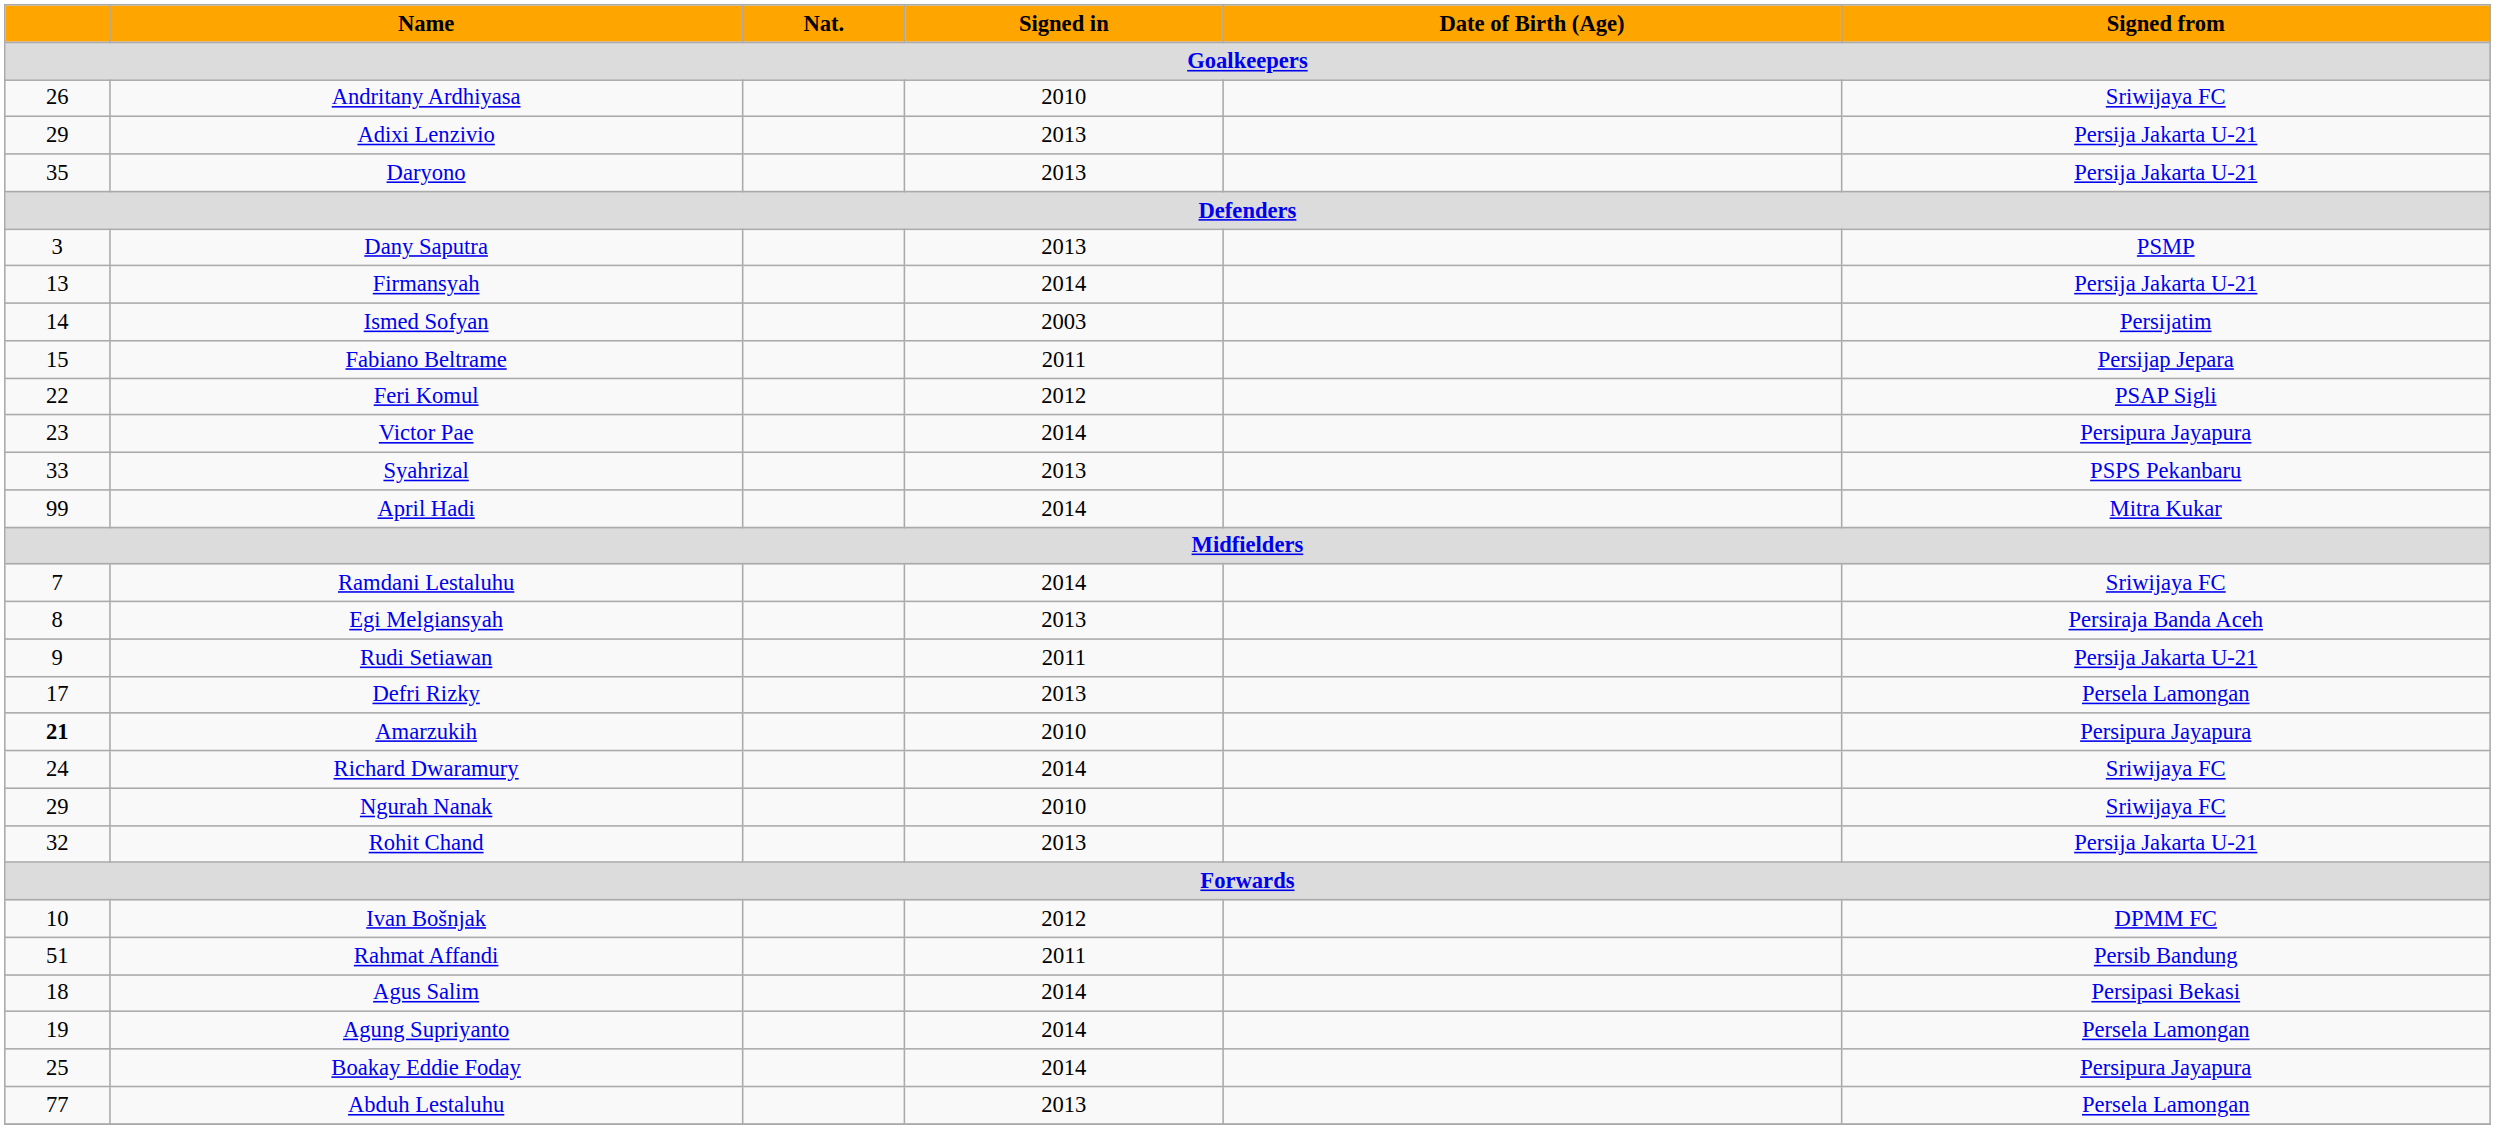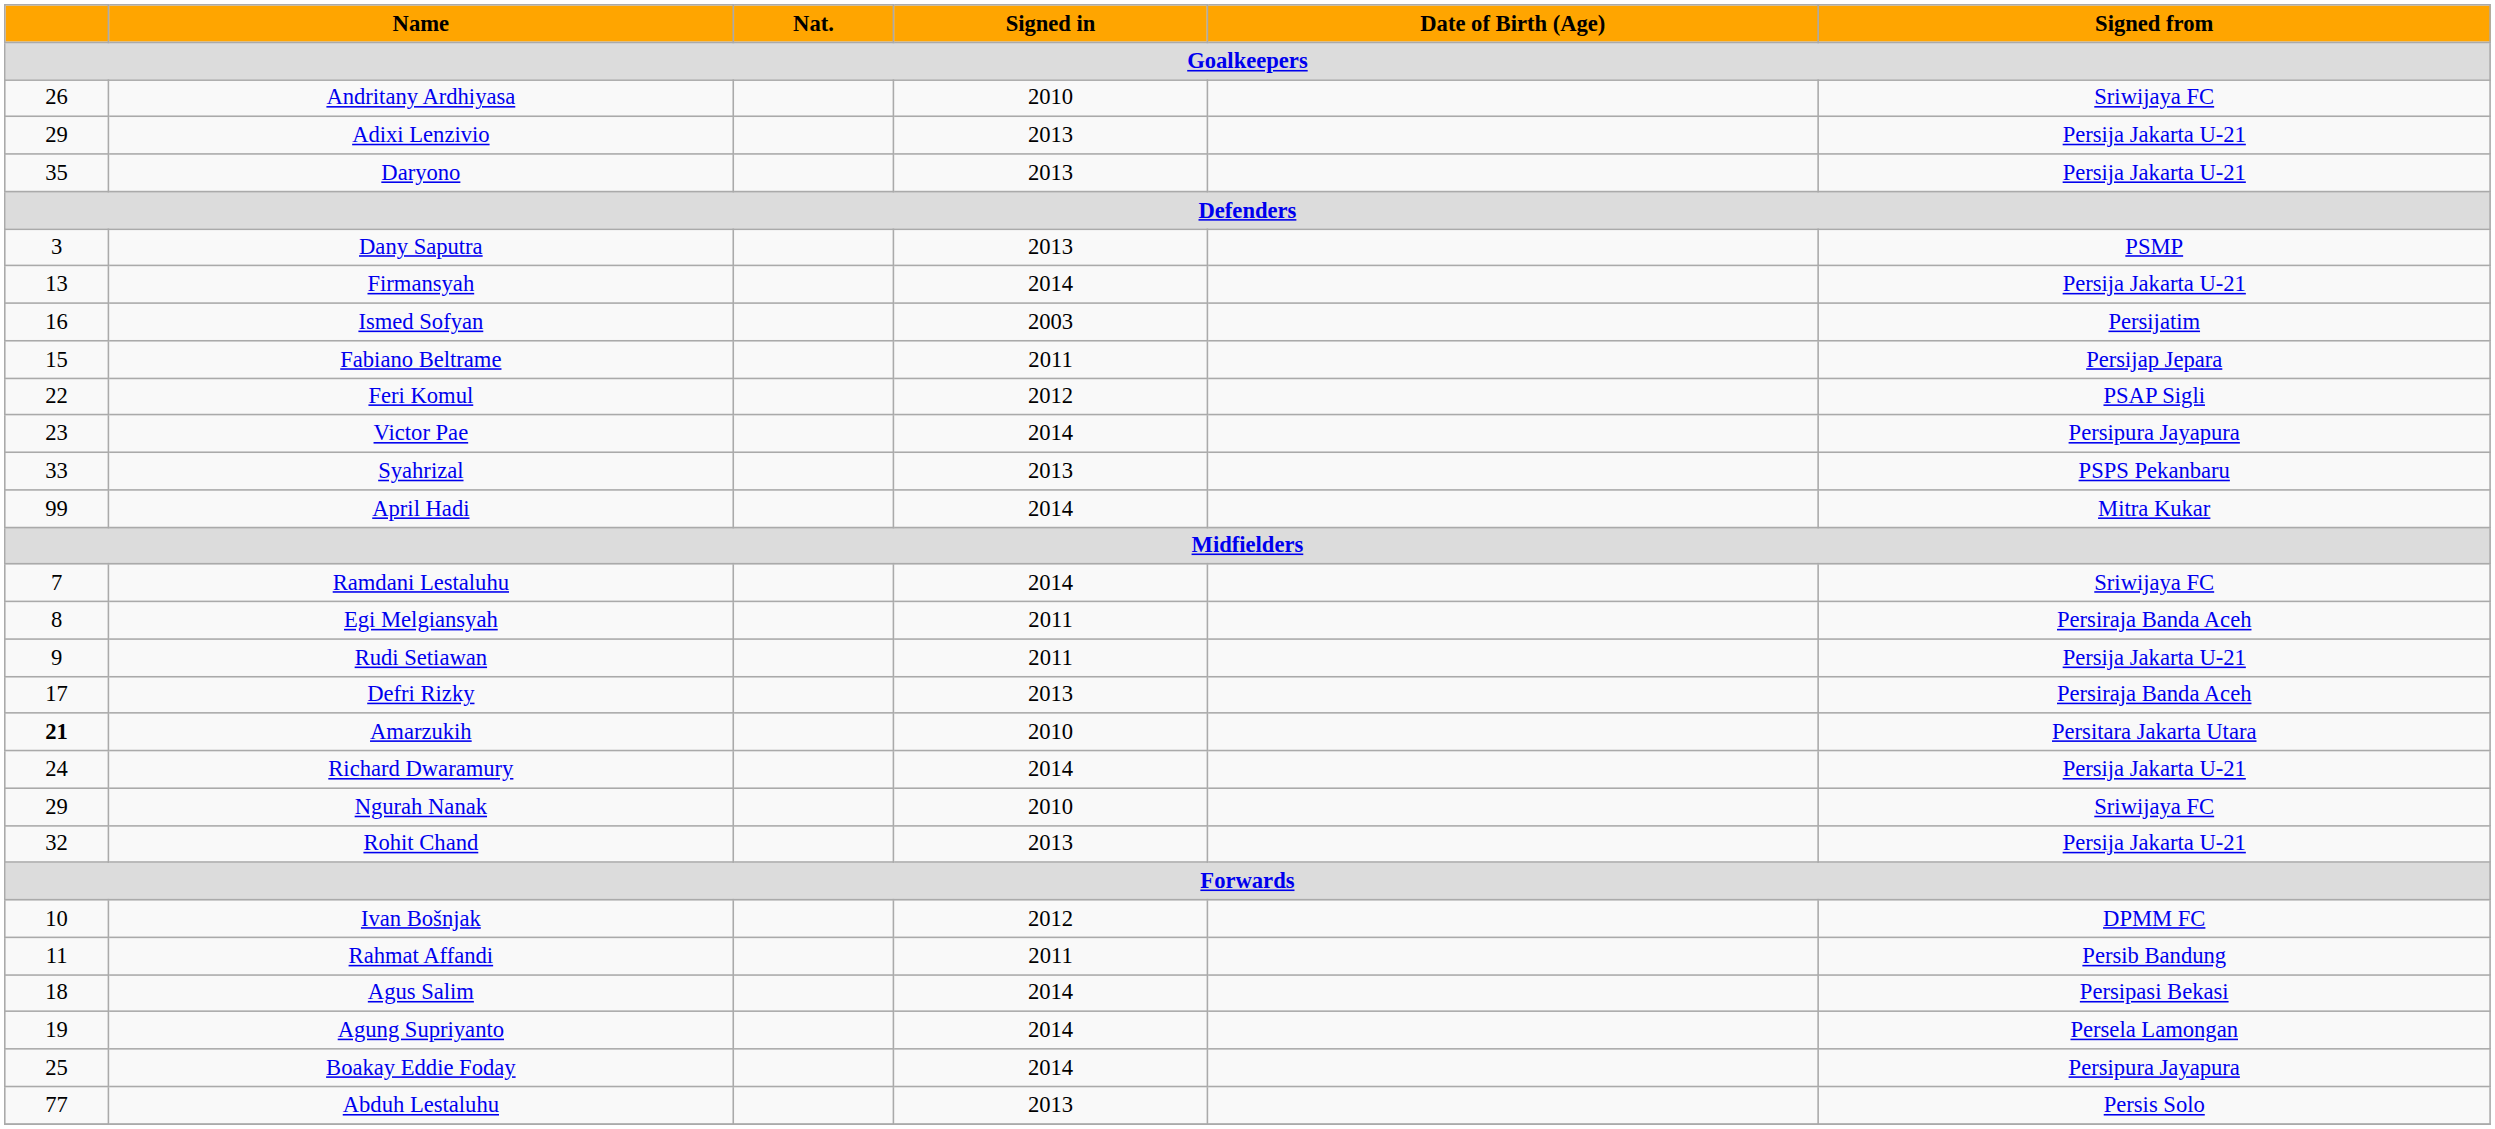(57, 321) 14 -> (57, 321) 16
(1064, 620) 2013 -> (1051, 620) 2011
(2166, 694) Persela Lamongan -> (2154, 694) Persiraja Banda Aceh
(2166, 731) Persipura Jayapura -> (2154, 731) Persitara Jakarta Utara
(2166, 769) Sriwijaya FC -> (2154, 769) Persija Jakarta U-21
(57, 955) 51 -> (57, 955) 11
(2166, 1104) Persela Lamongan -> (2154, 1104) Persis Solo
